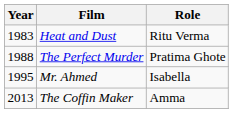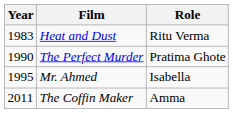(21, 56) 1988 -> (21, 56) 1990
(21, 98) 2013 -> (20, 98) 2011
